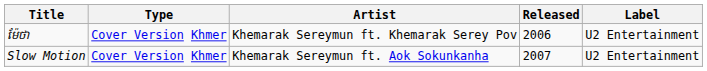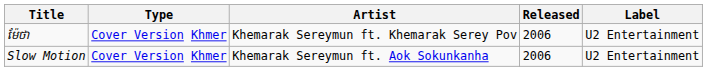(537, 56) 2007 -> (537, 56) 2006
